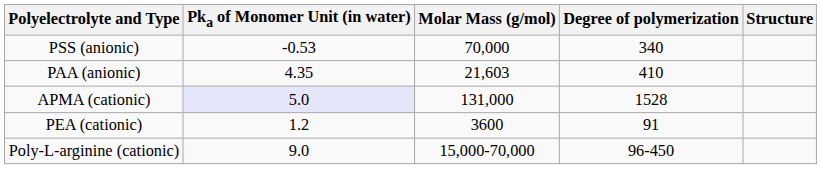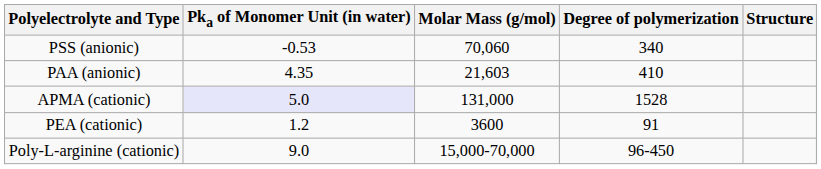(487, 47) 70,000 -> (487, 47) 70,060
